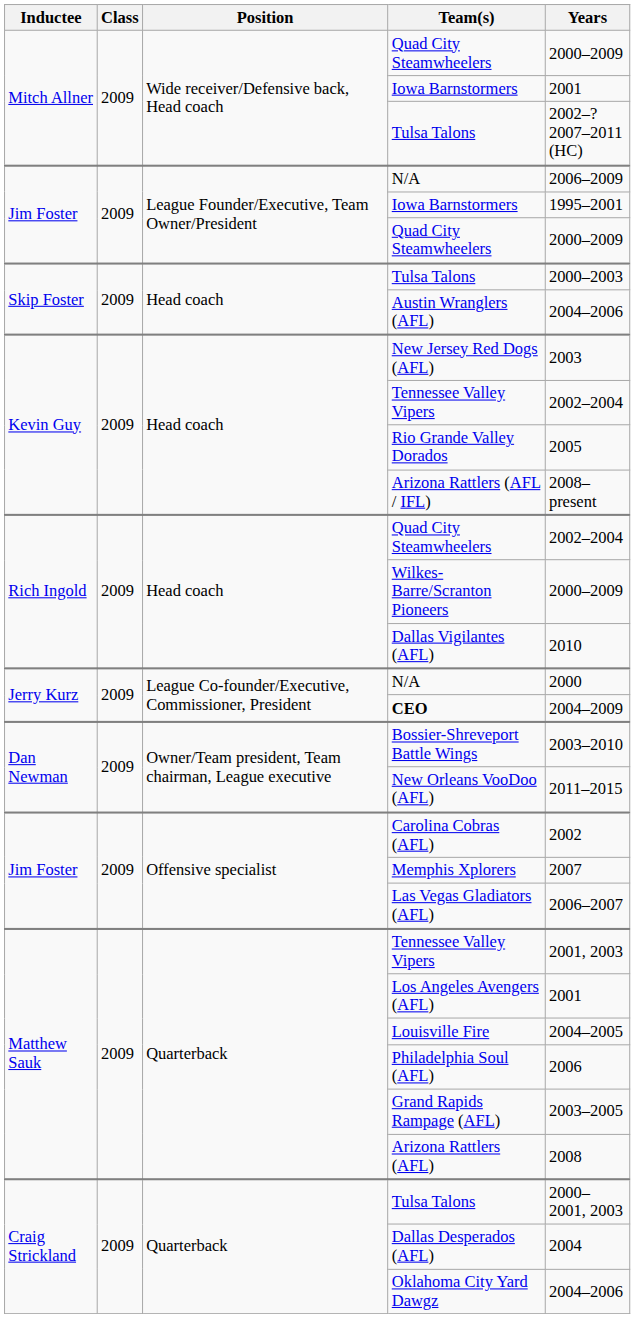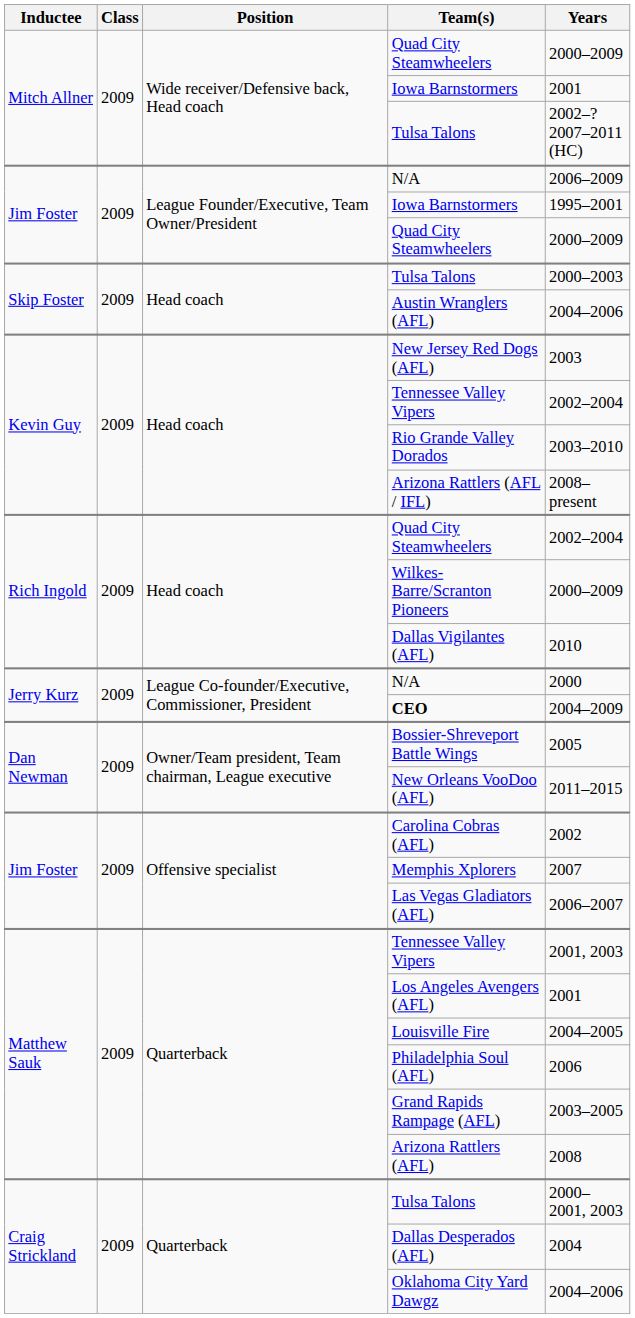(565, 447) 2005 -> (586, 447) 2003–2010
(586, 744) 2003–2010 -> (565, 744) 2005
